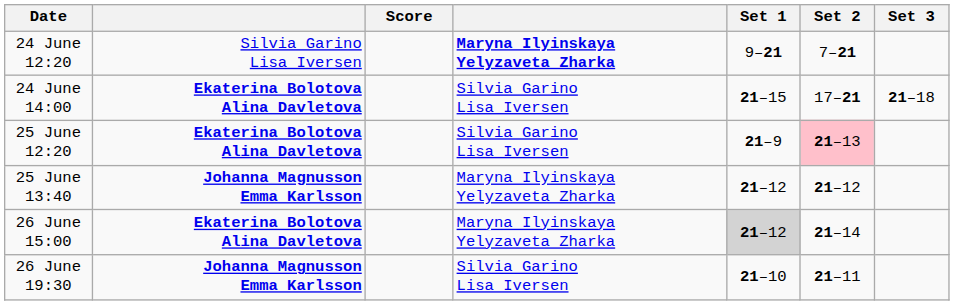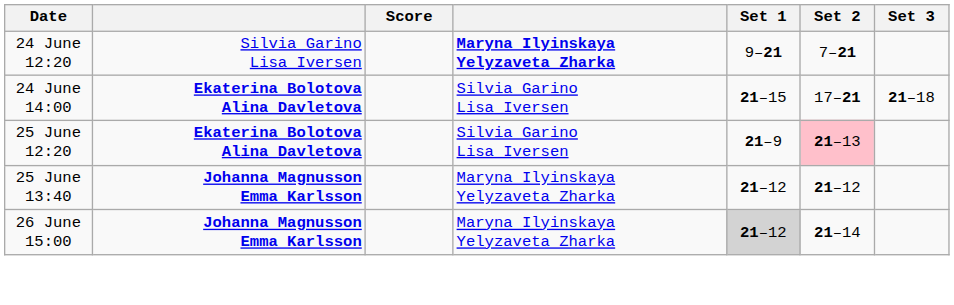(278, 232) Ekaterina Bolotova Alina Davletova -> (282, 232) Johanna Magnusson Emma Karlsson
- row: (48, 277)
